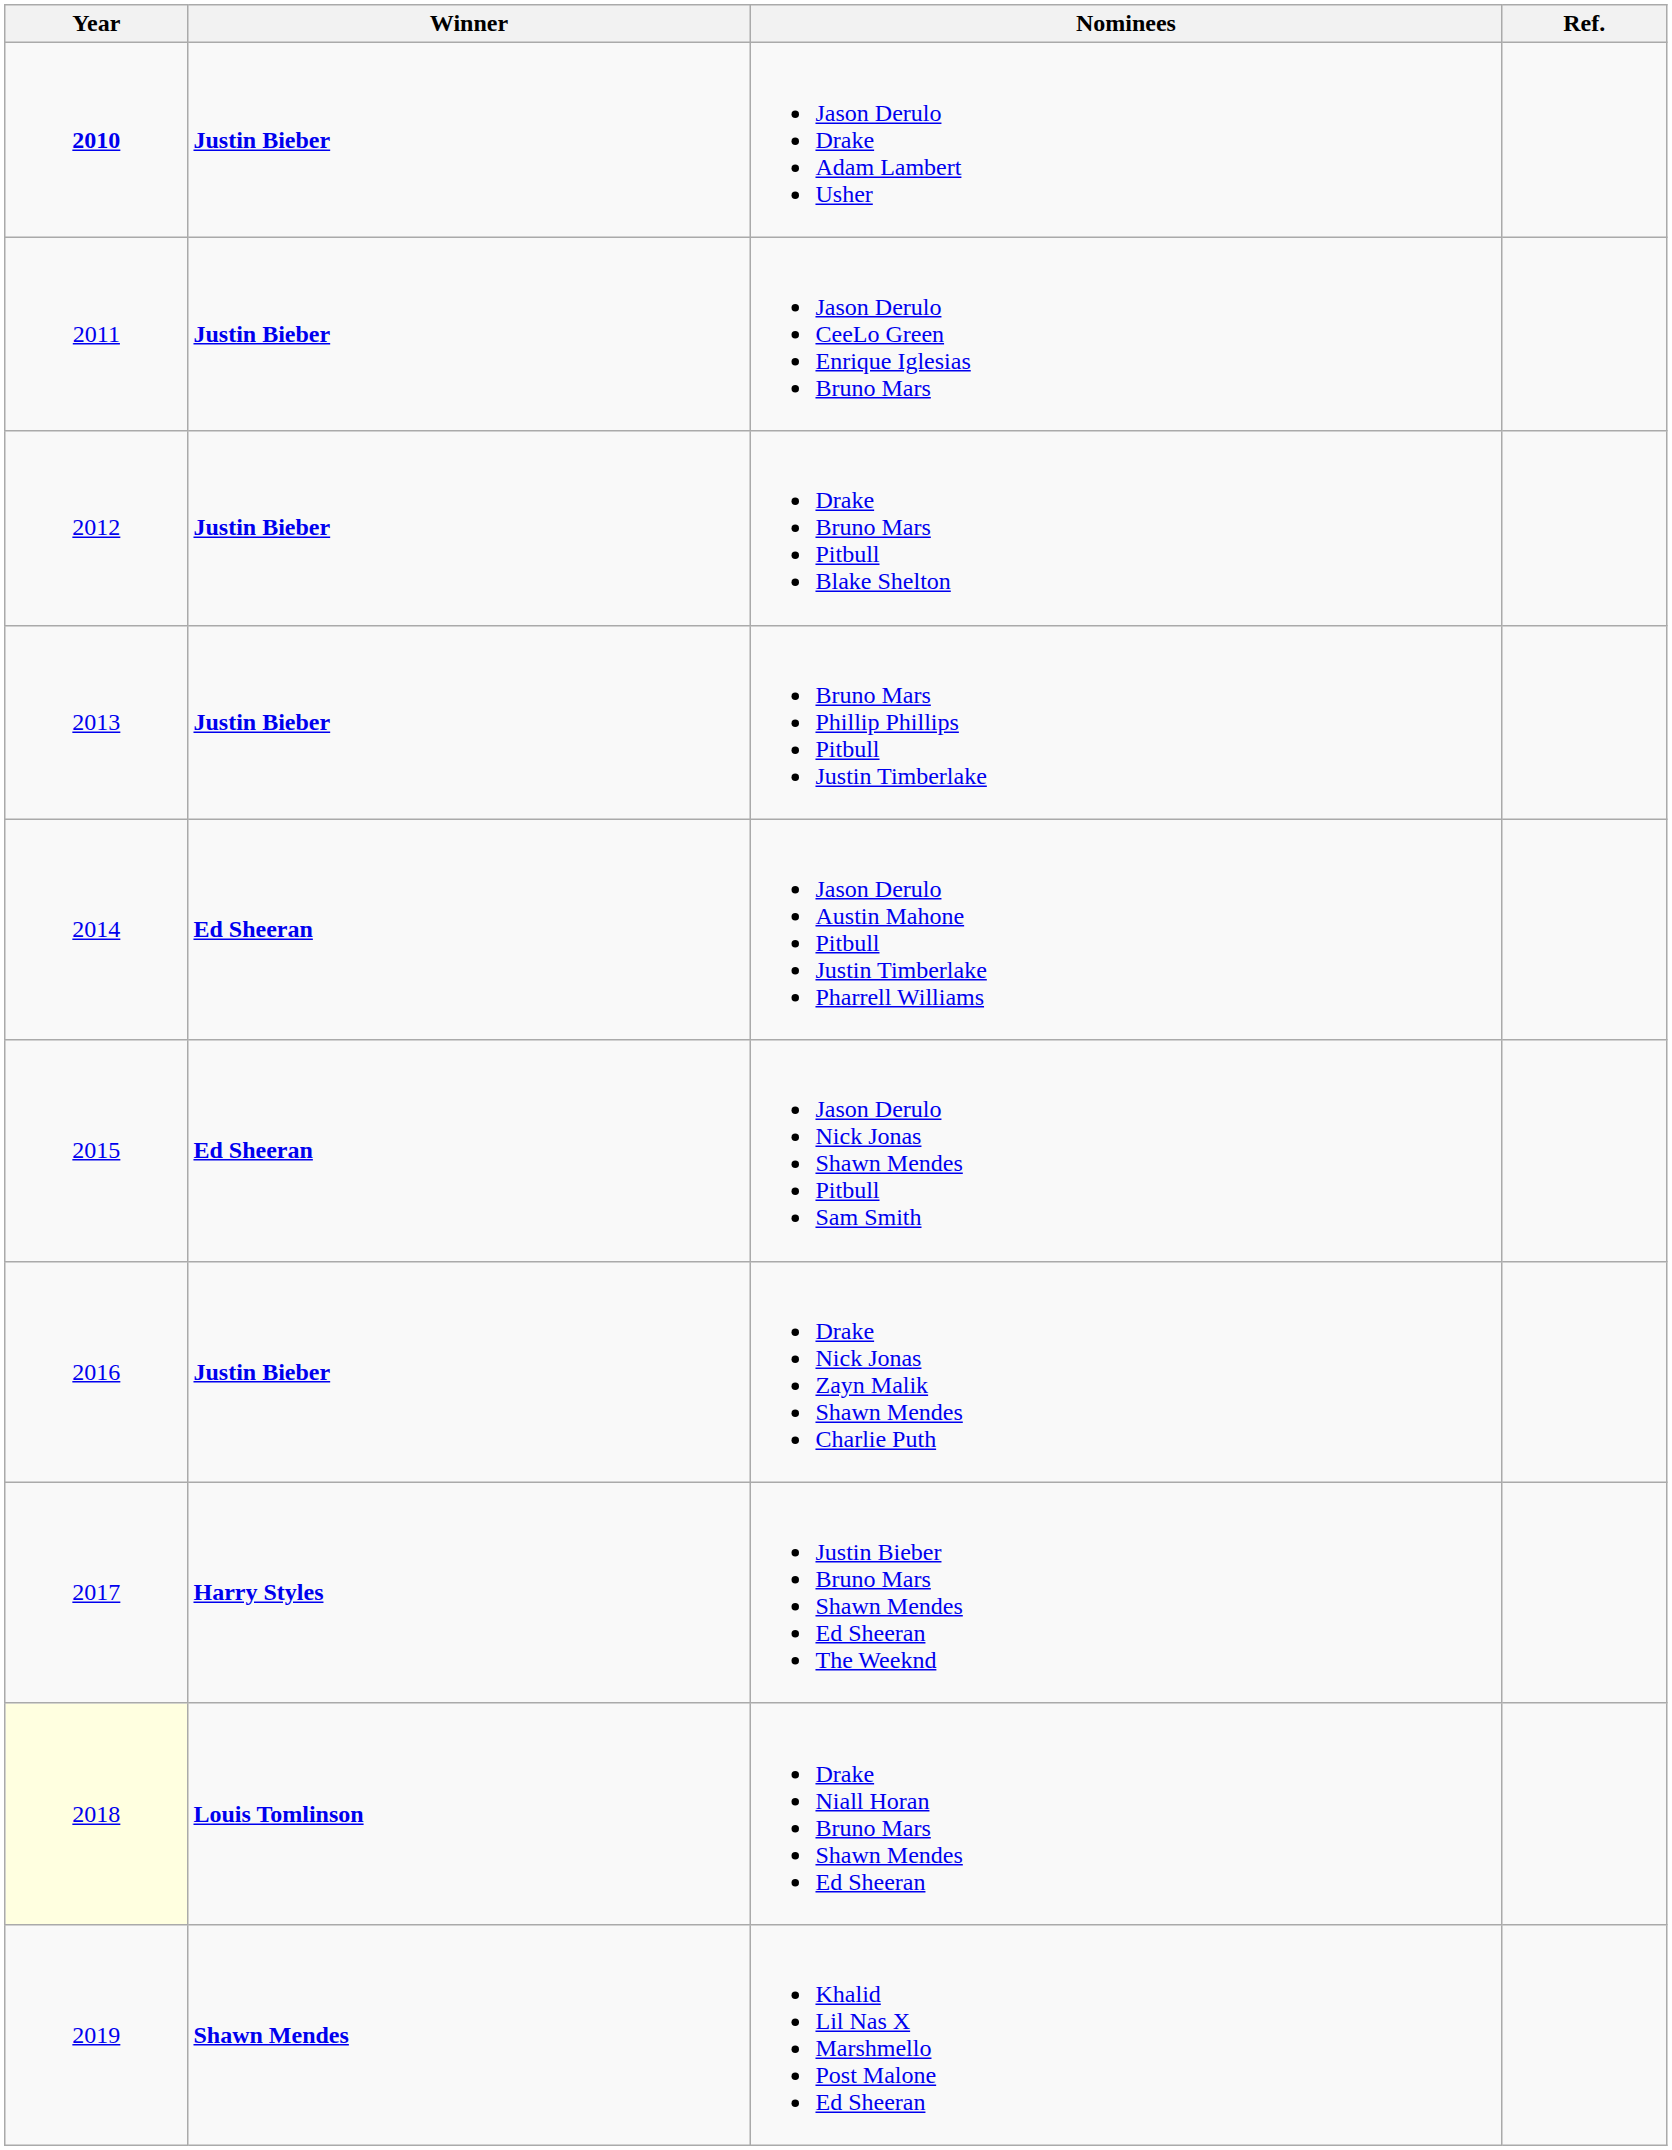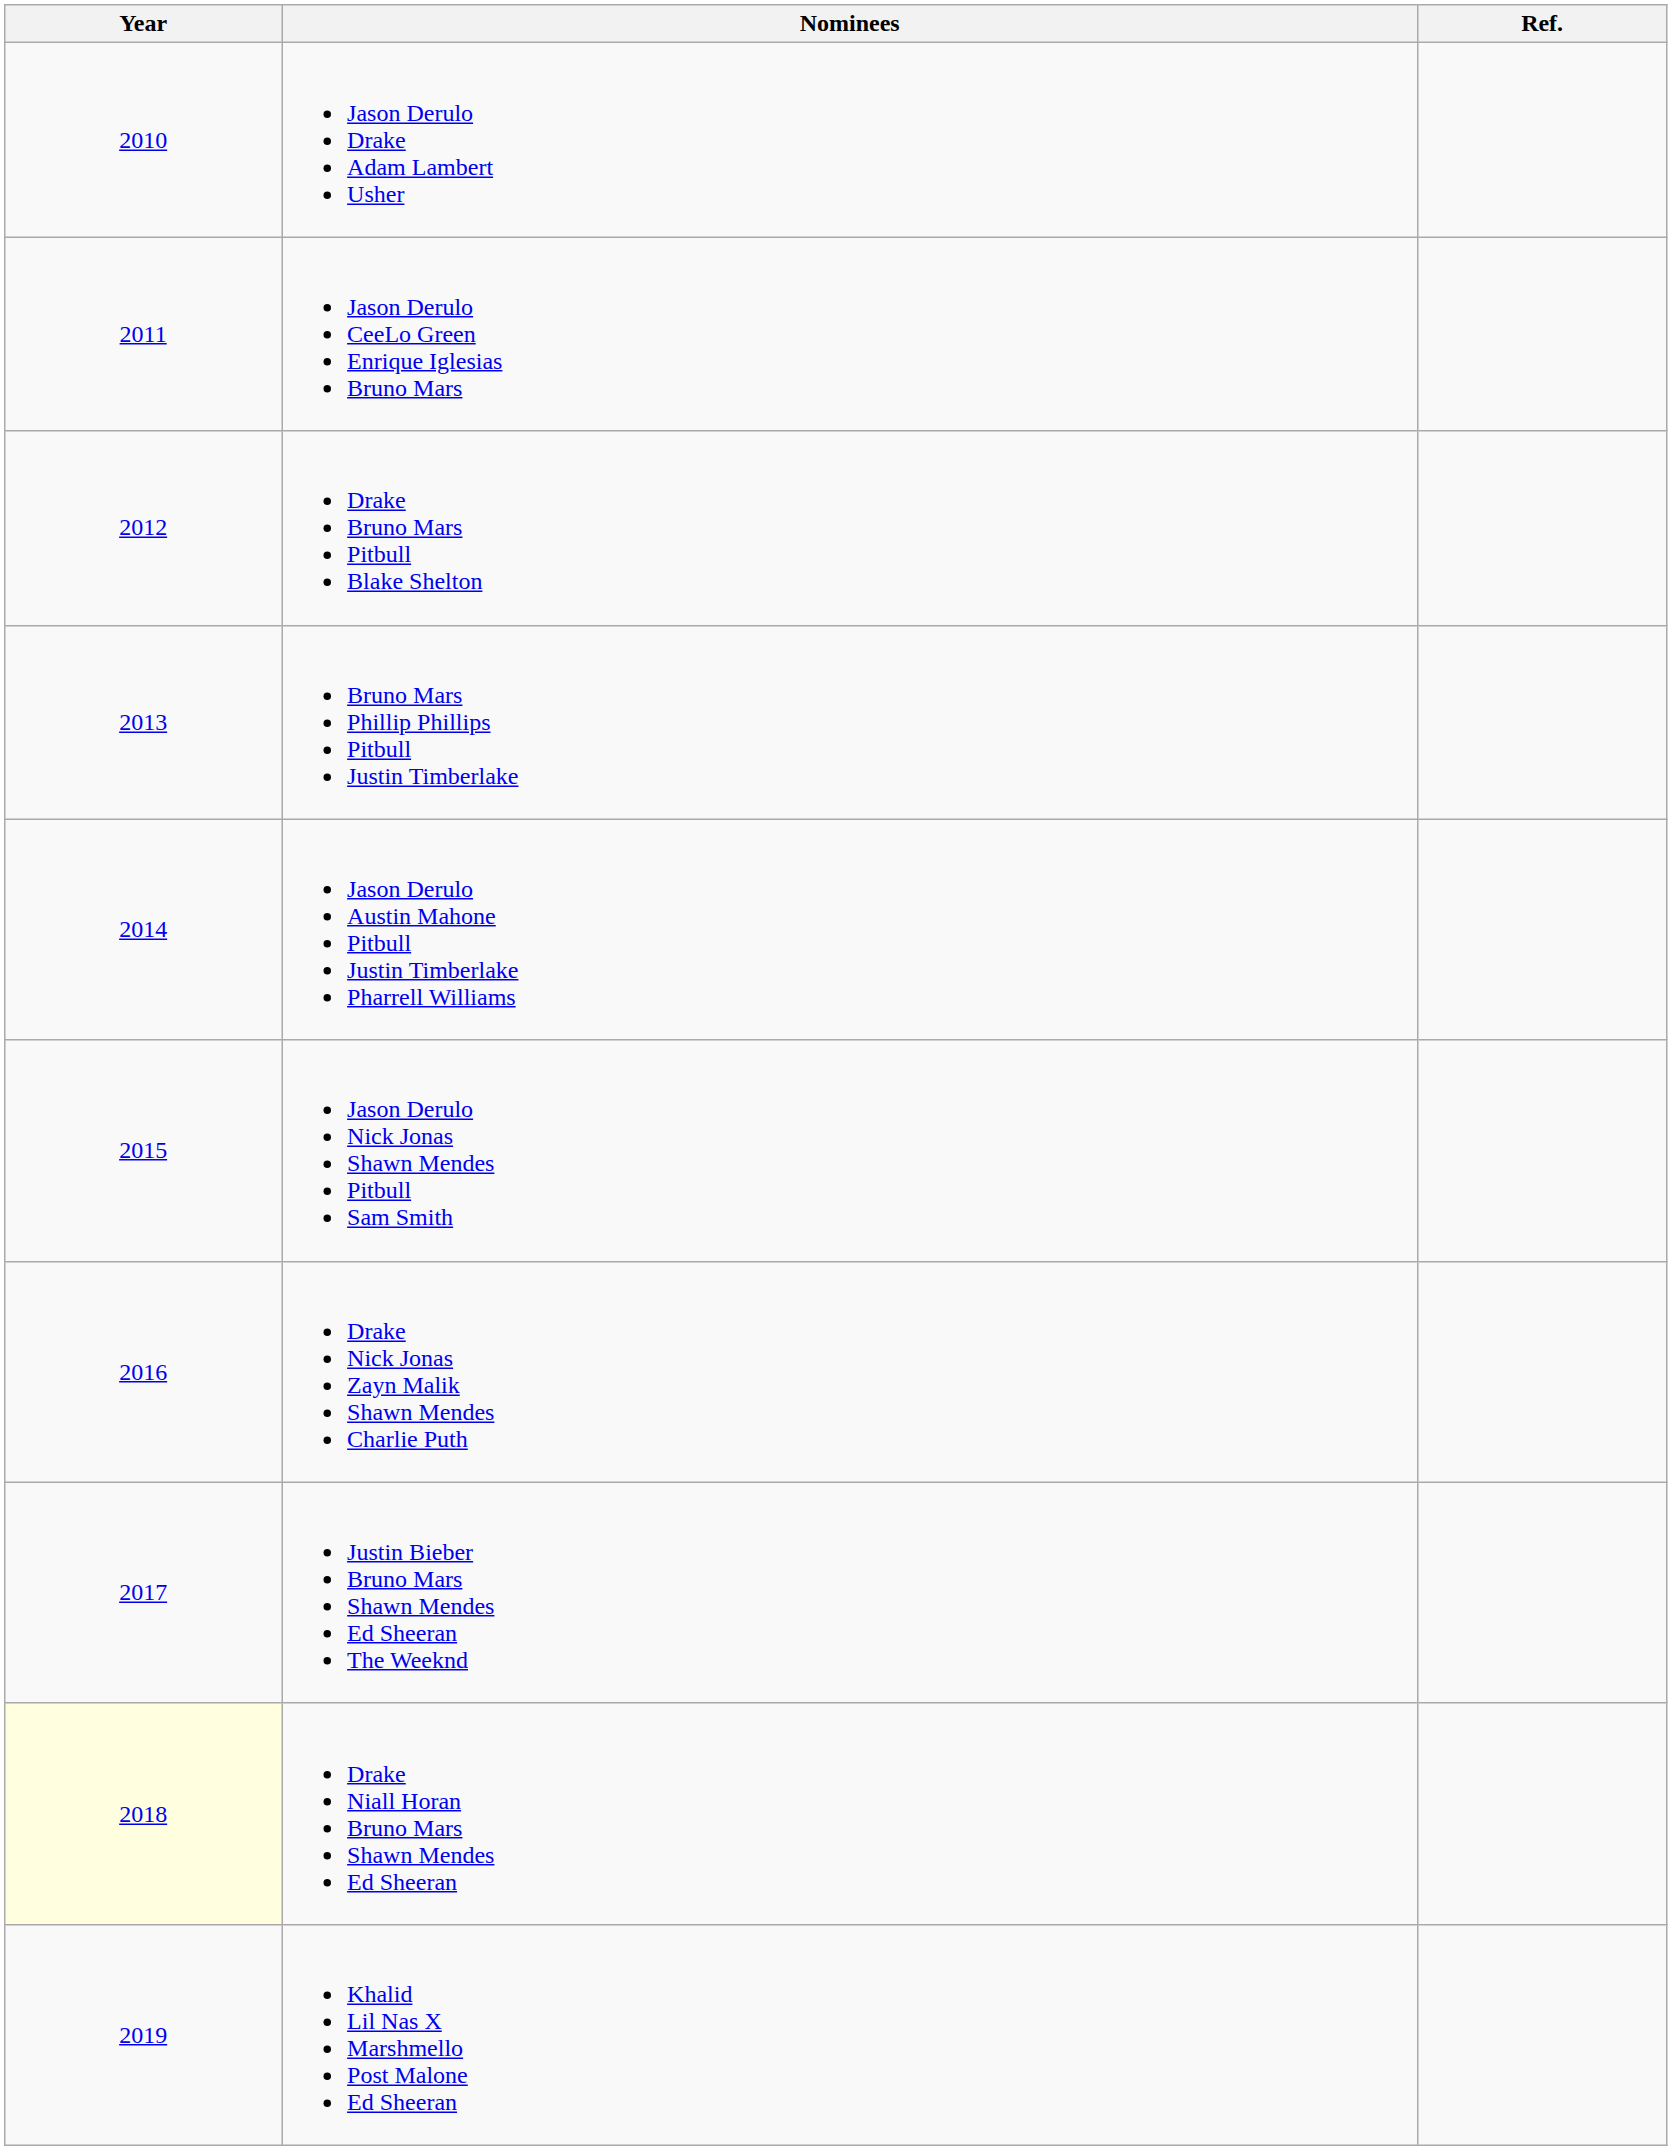- column: (469, 23)
(96, 139) bold -> (143, 139) normal
